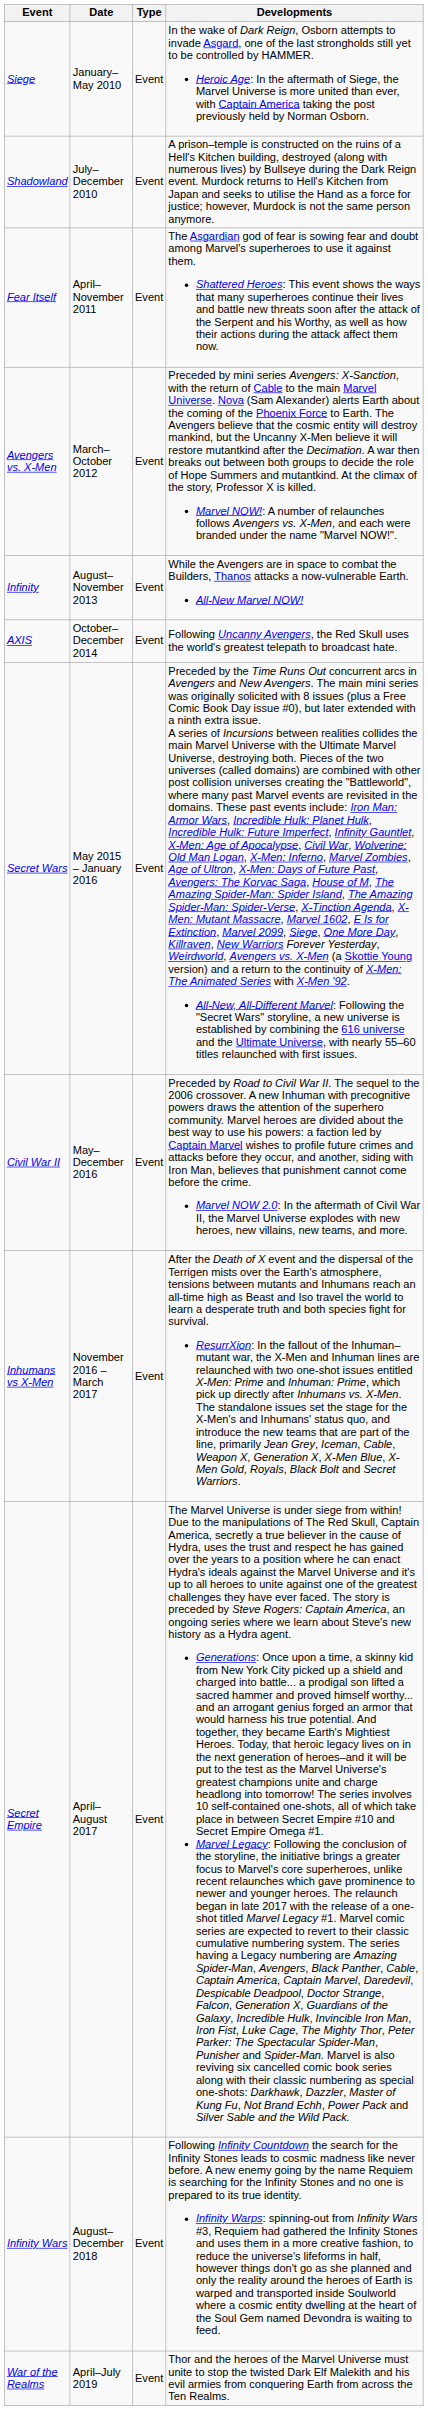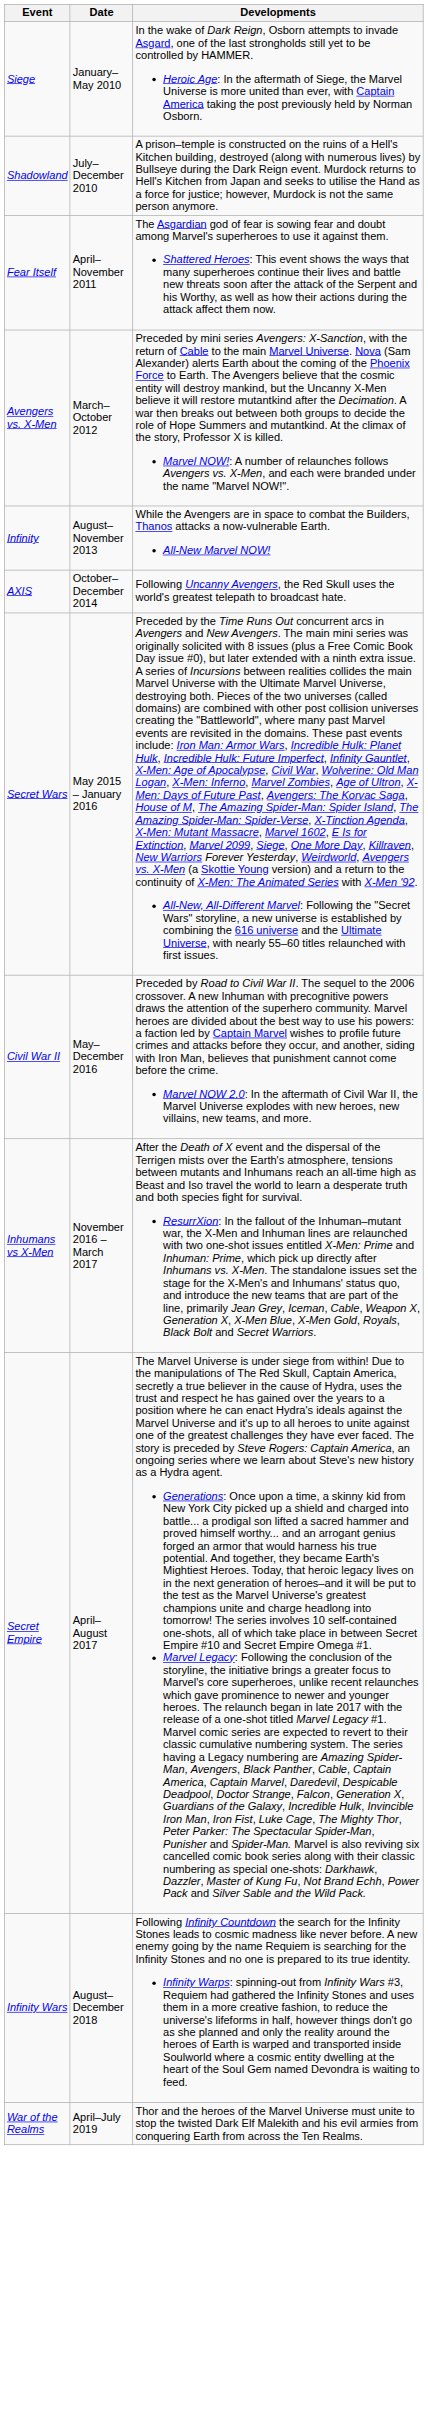- column: (149, 13)
